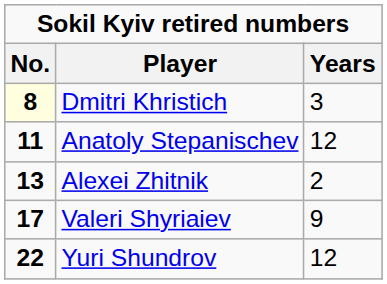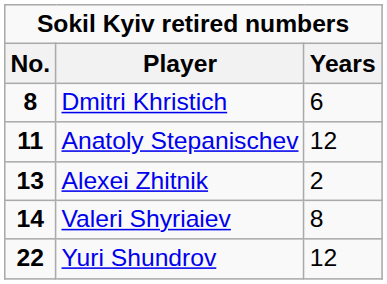(30, 102) lightyellow background -> (30, 102) no background
(317, 102) 3 -> (317, 102) 6
(30, 219) 17 -> (30, 219) 14
(317, 219) 9 -> (317, 219) 8
